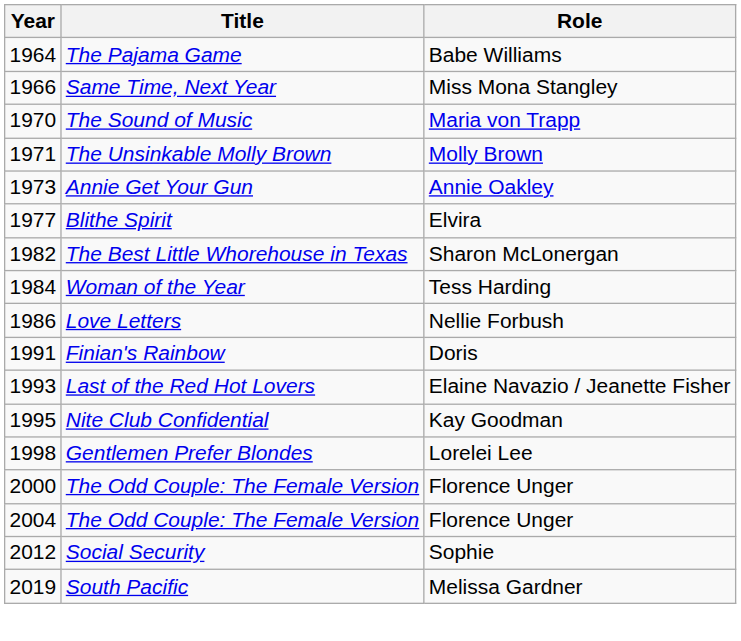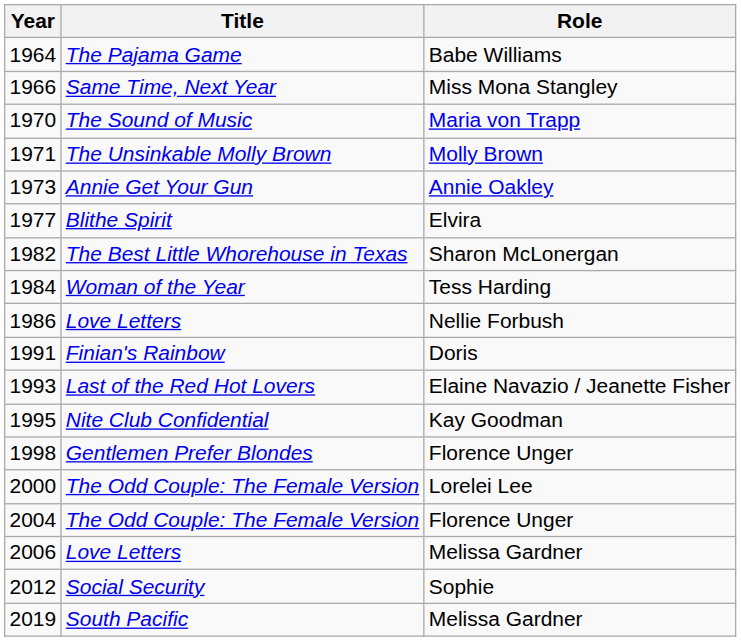(481, 453) Lorelei Lee -> (501, 453) Florence Unger
(501, 486) Florence Unger -> (481, 486) Lorelei Lee
+ row: (33, 552)
